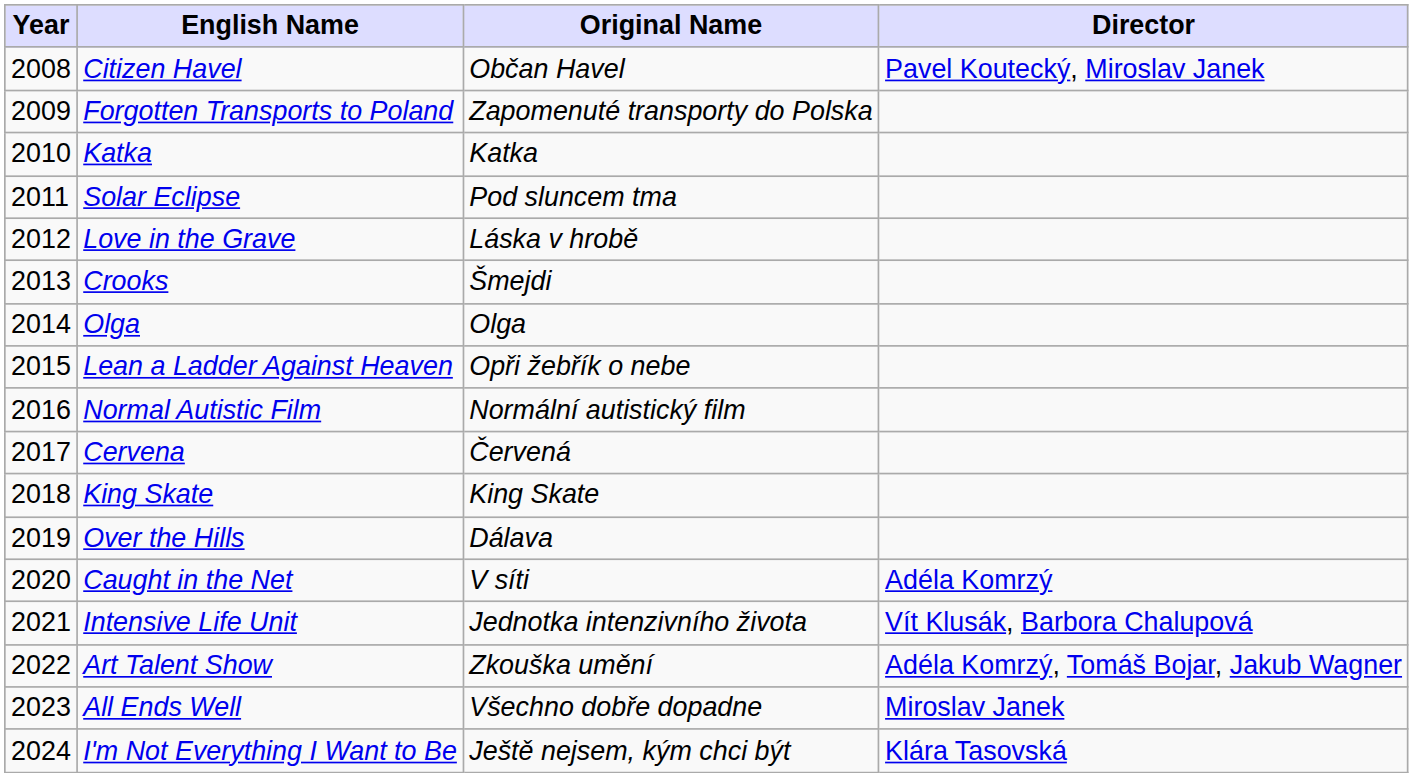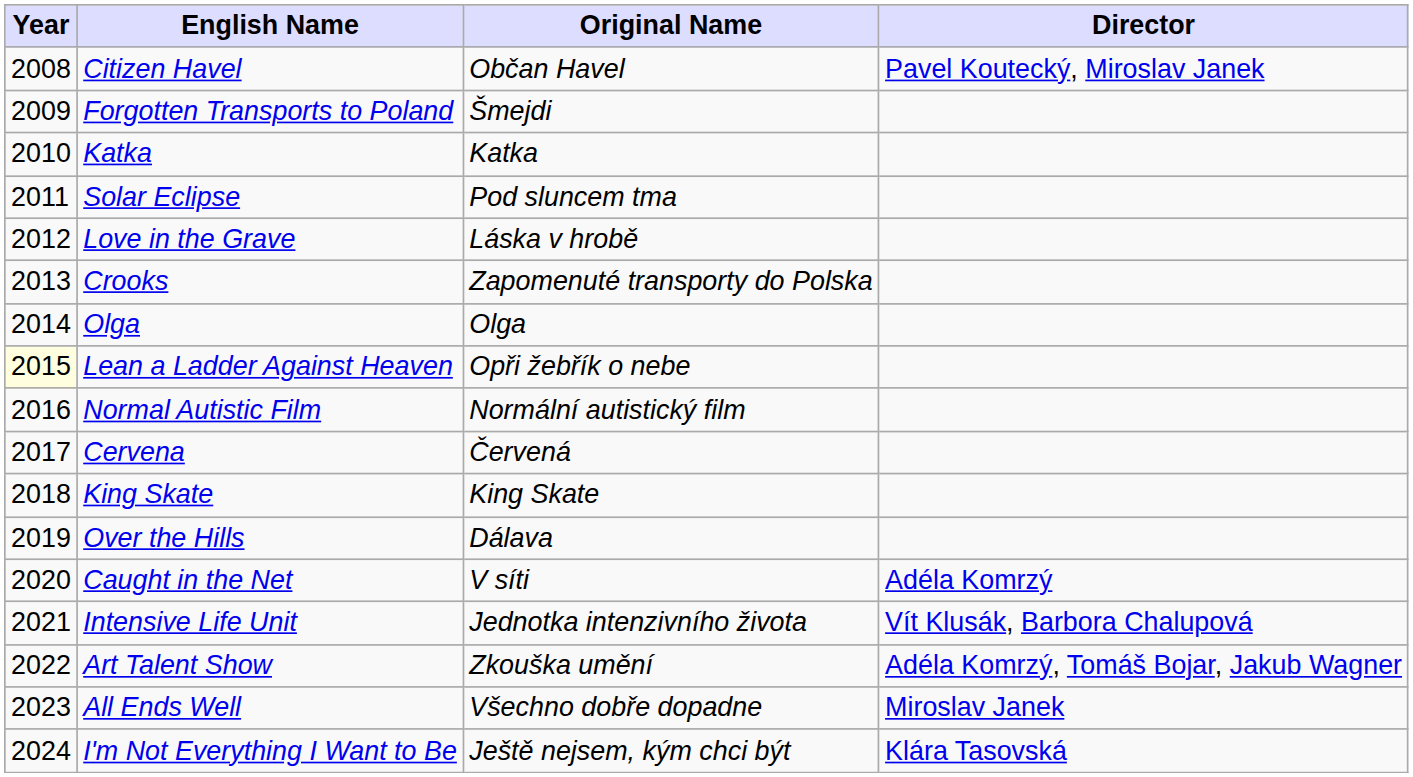(671, 111) Zapomenuté transporty do Polska -> (510, 111) Šmejdi
(510, 281) Šmejdi -> (671, 281) Zapomenuté transporty do Polska
(41, 366) no background -> (41, 366) lightyellow background
